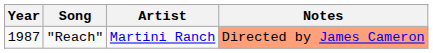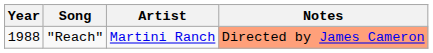(24, 38) 1987 -> (24, 38) 1988
